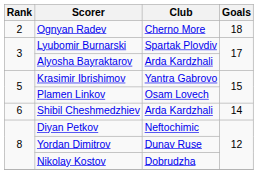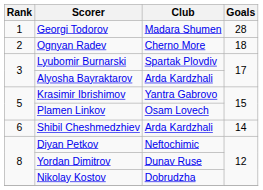+ row: (72, 29)
